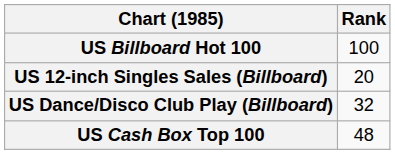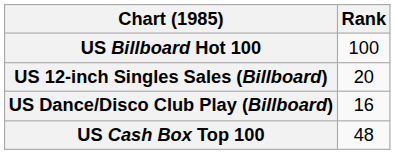(364, 105) 32 -> (364, 105) 16
